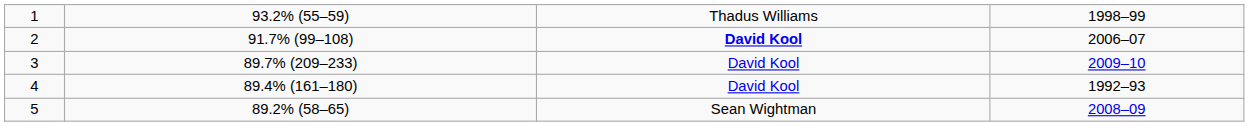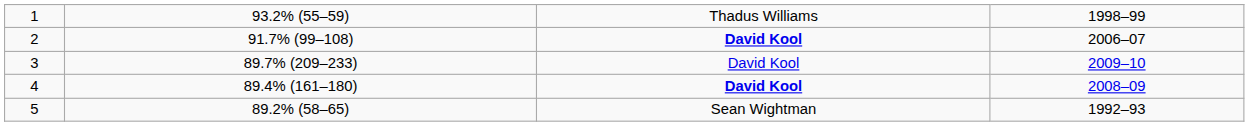(763, 86) normal -> (763, 86) bold
(1117, 86) 1992–93 -> (1117, 86) 2008–09
(1117, 109) 2008–09 -> (1117, 109) 1992–93
